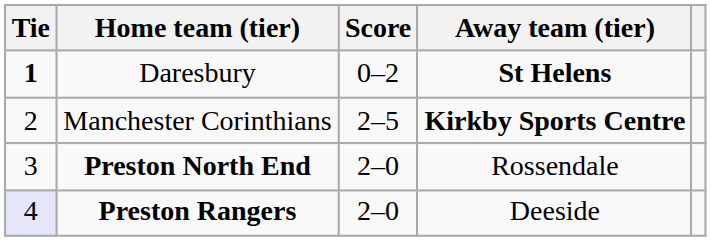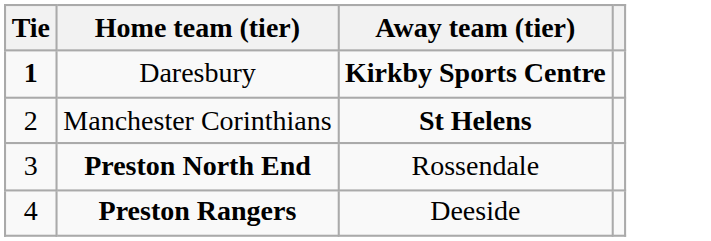- column: (378, 27)
(555, 73) St Helens -> (475, 73) Kirkby Sports Centre
(555, 119) Kirkby Sports Centre -> (475, 119) St Helens
(31, 212) lavender background -> (31, 212) no background
